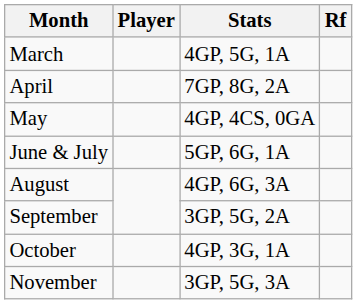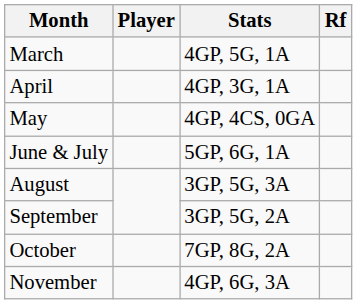(237, 86) 7GP, 8G, 2A -> (237, 86) 4GP, 3G, 1A
(237, 184) 4GP, 6G, 3A -> (237, 184) 3GP, 5G, 3A
(237, 250) 4GP, 3G, 1A -> (237, 250) 7GP, 8G, 2A
(237, 282) 3GP, 5G, 3A -> (237, 282) 4GP, 6G, 3A
